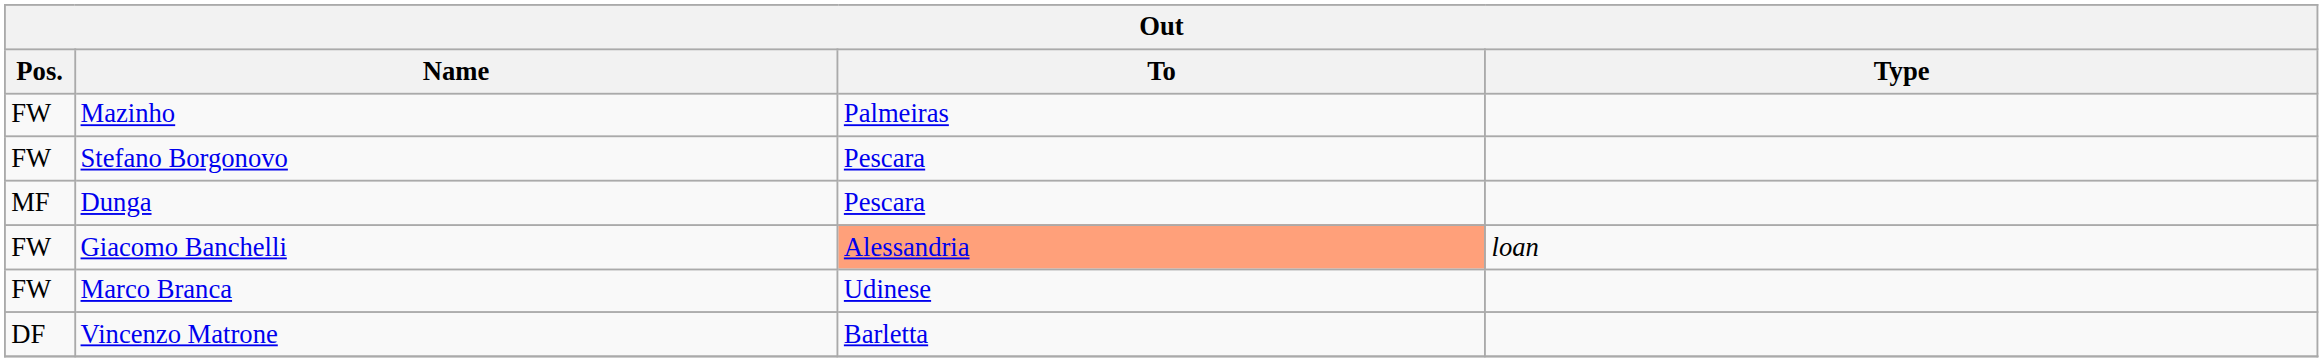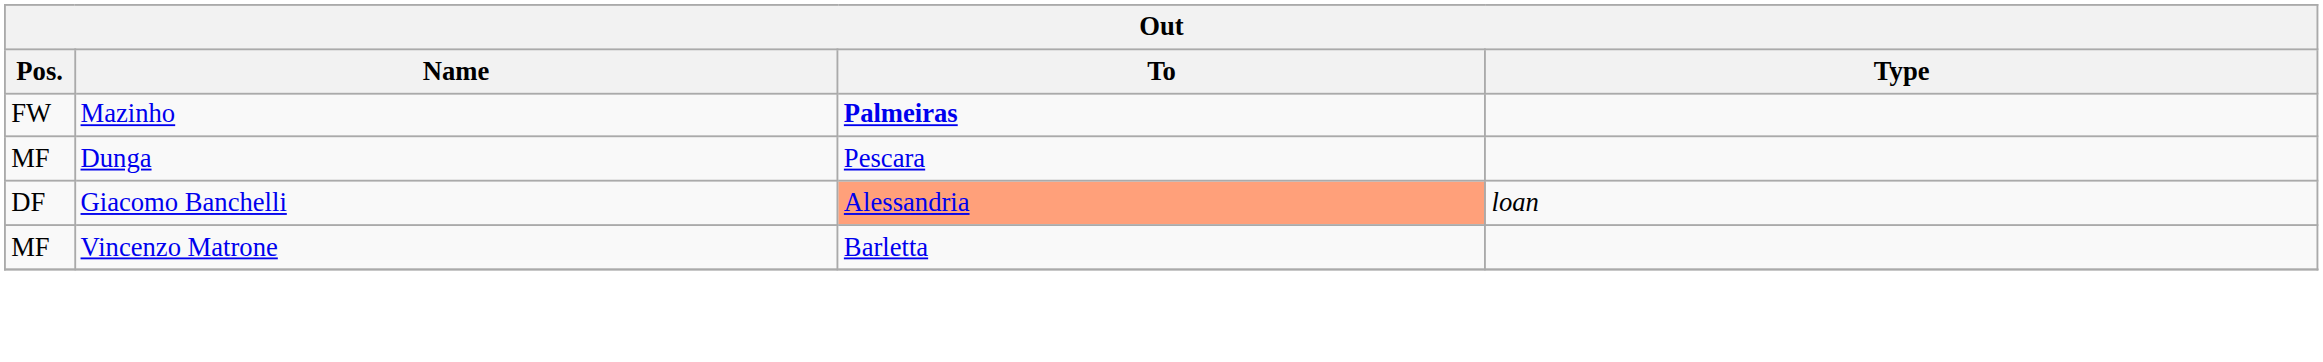(896, 114) normal -> (901, 114) bold
- row: (184, 158)
(31, 246) FW -> (28, 202) DF
- row: (156, 290)
(28, 334) DF -> (30, 246) MF
